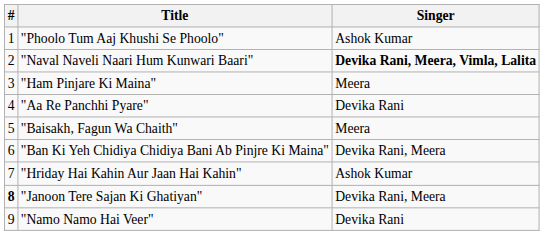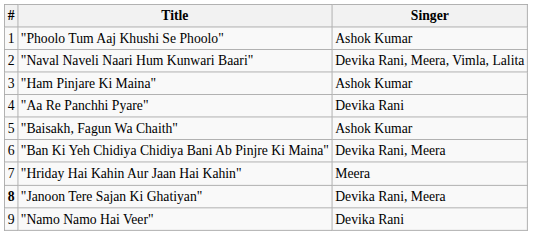(436, 61) bold -> (430, 61) normal
(353, 83) Meera -> (374, 83) Ashok Kumar
(353, 128) Meera -> (374, 128) Ashok Kumar
(374, 173) Ashok Kumar -> (353, 173) Meera
